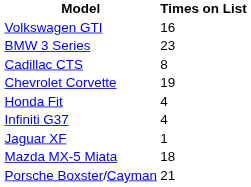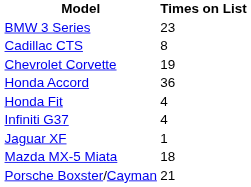- row: (53, 27)
+ row: (47, 83)
